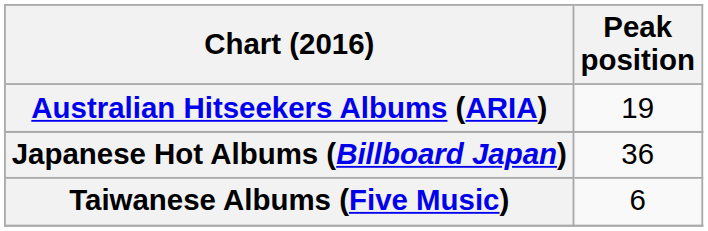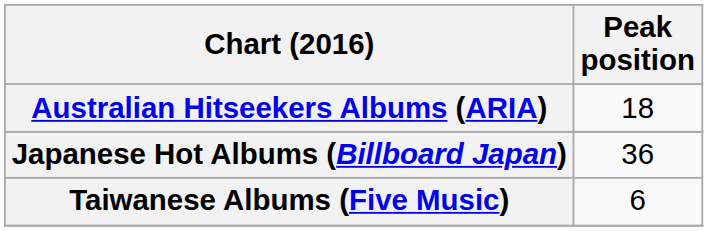(638, 107) 19 -> (638, 107) 18
